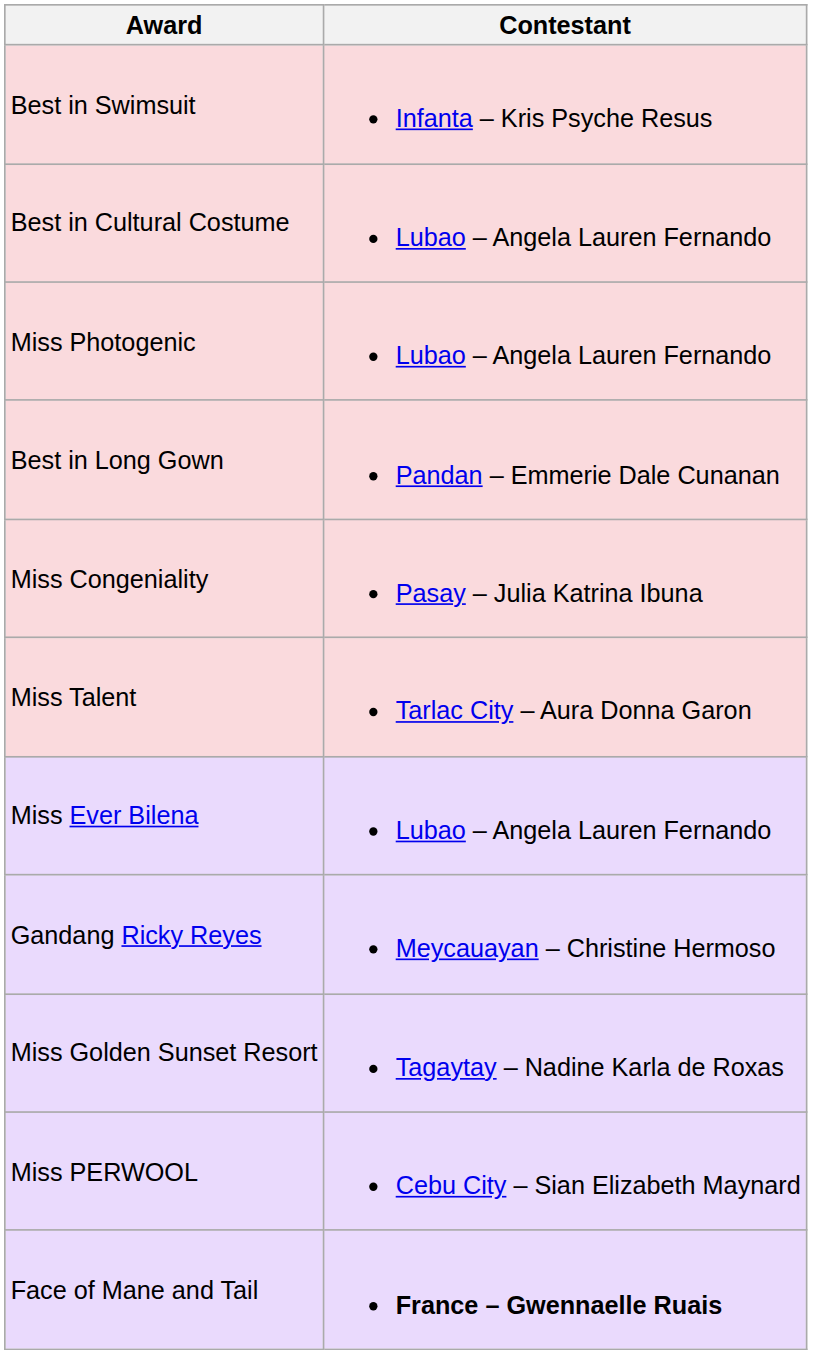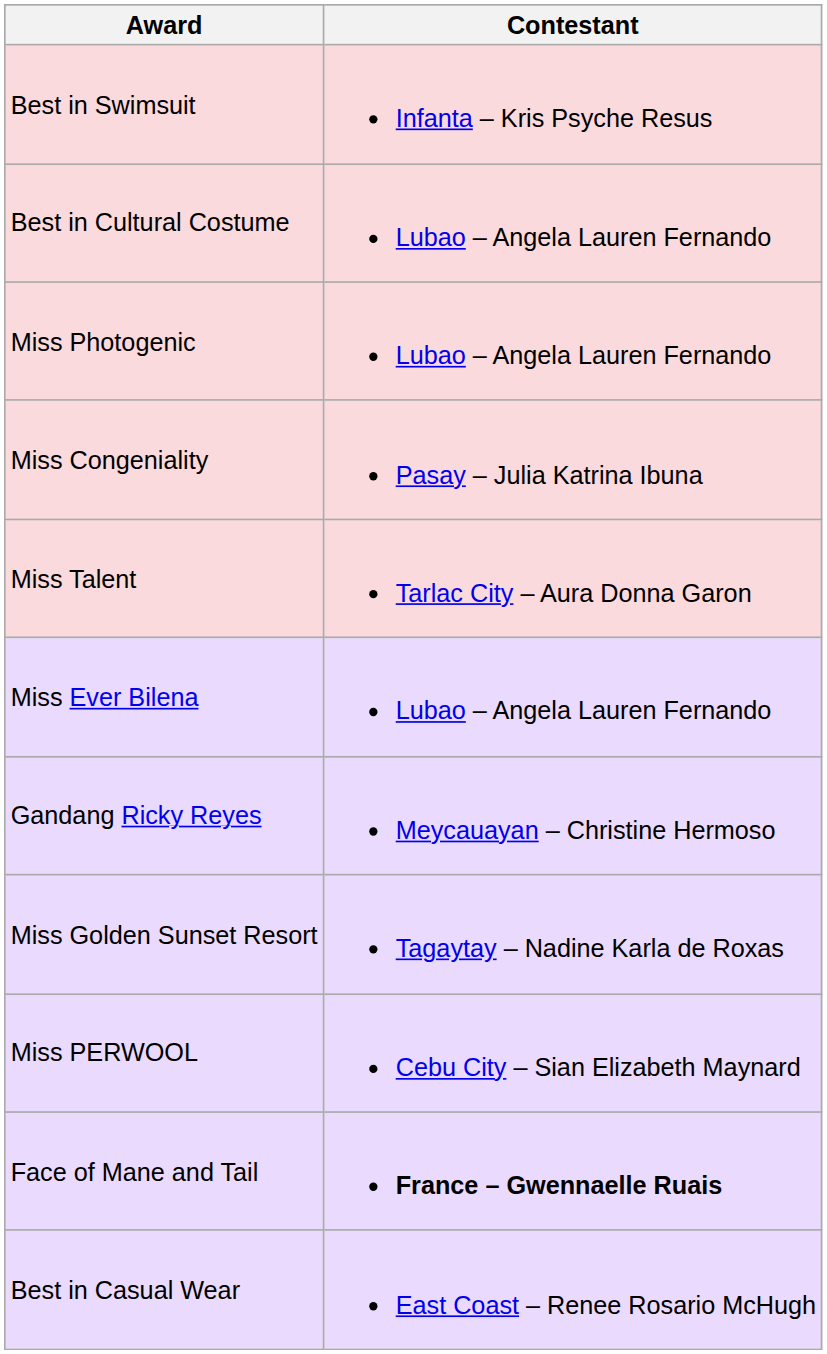- row: (117, 460)
+ row: (125, 1290)
